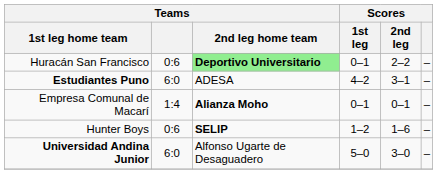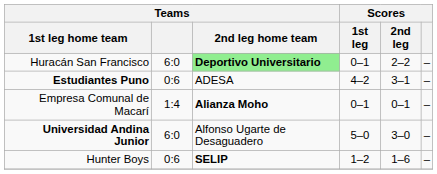(172, 62) 0:6 -> (172, 62) 6:0
(172, 80) 6:0 -> (172, 80) 0:6
rows swapped: (118, 129) <-> (96, 153)
